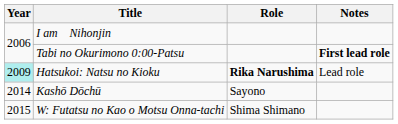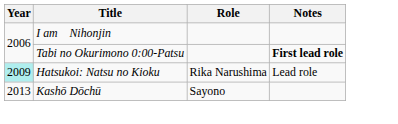(272, 72) bold -> (228, 72) normal
(19, 91) 2014 -> (19, 91) 2013
- row: (130, 109)
